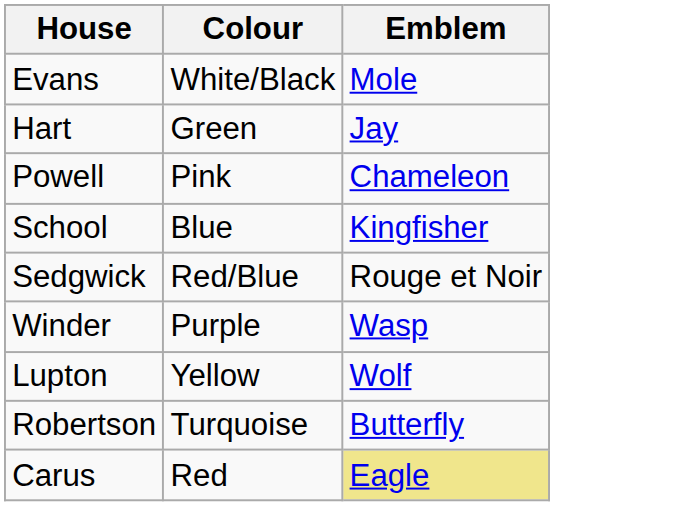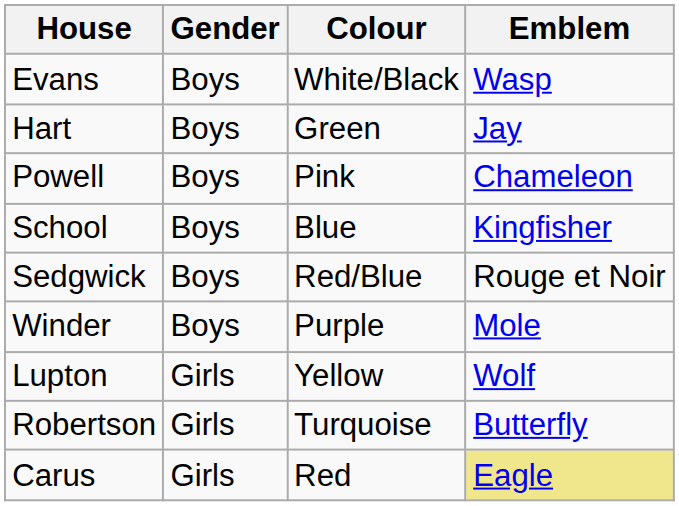+ column: (225, 29)
(383, 78) Mole -> (513, 78) Wasp
(389, 326) Wasp -> (507, 326) Mole
